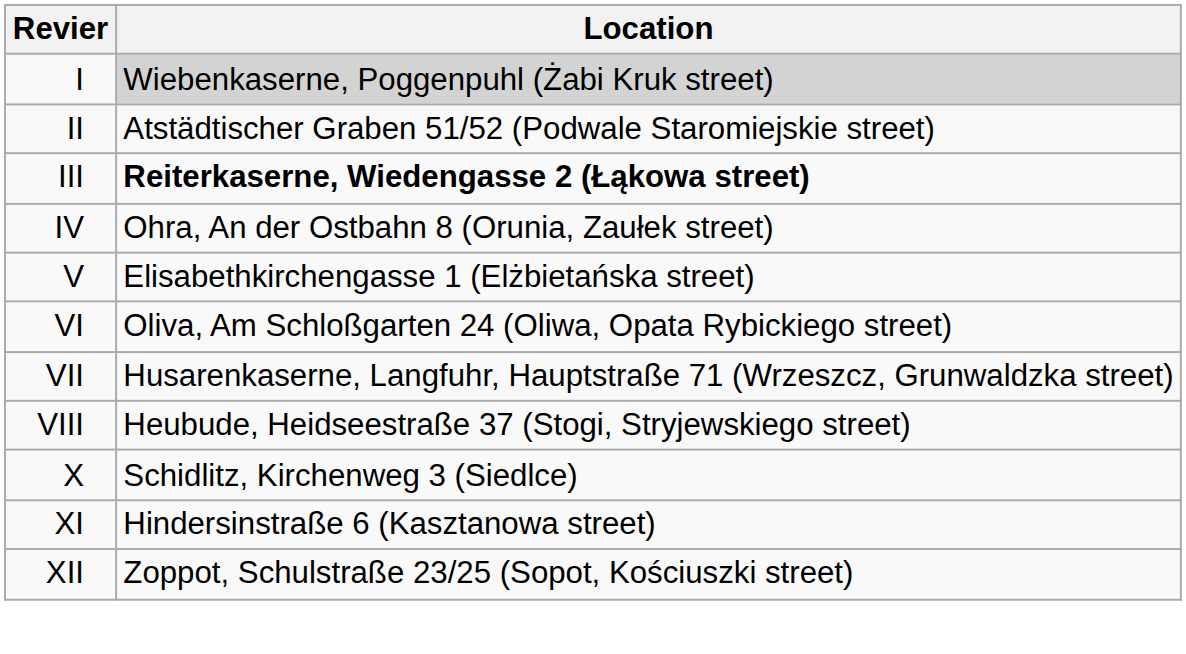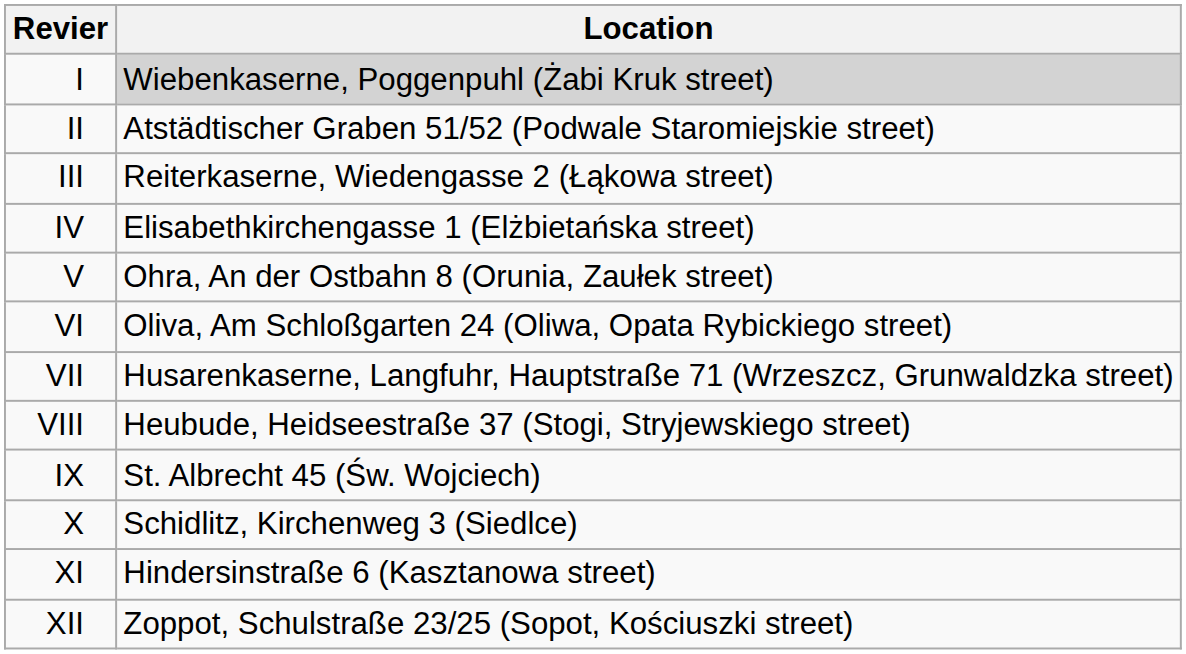(467, 177) bold -> (449, 177) normal
(449, 227) Ohra, An der Ostbahn 8 (Orunia, Zaułek street) -> (439, 227) Elisabethkirchengasse 1 (Elżbietańska street)
(439, 276) Elisabethkirchengasse 1 (Elżbietańska street) -> (449, 276) Ohra, An der Ostbahn 8 (Orunia, Zaułek street)
+ row: (69, 474)
